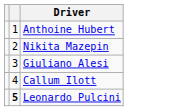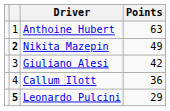+ column: (144, 13)
(15, 47) normal -> (15, 47) bold
